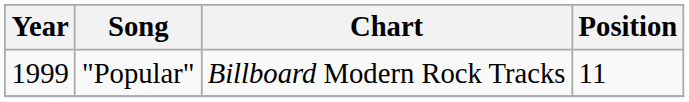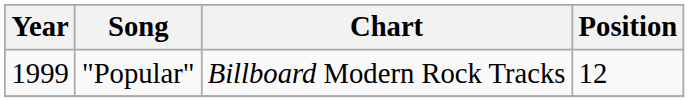(592, 72) 11 -> (593, 72) 12
